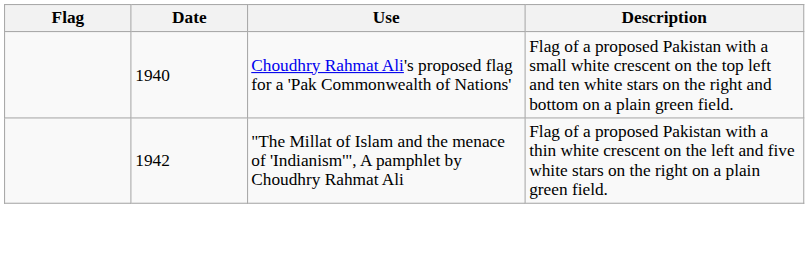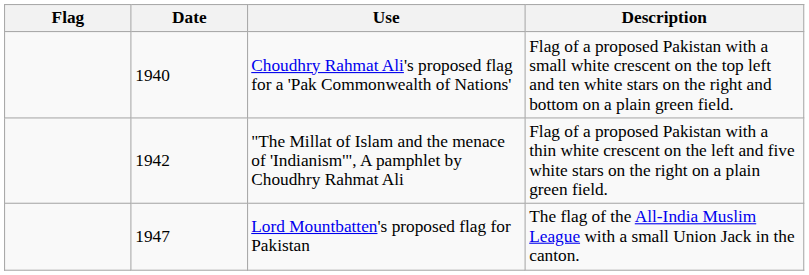+ row: (381, 236)
